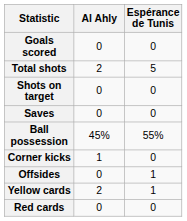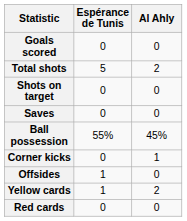columns swapped: (153, 18) <-> (99, 18)
